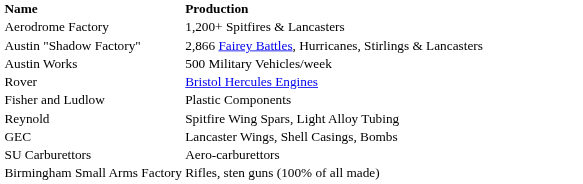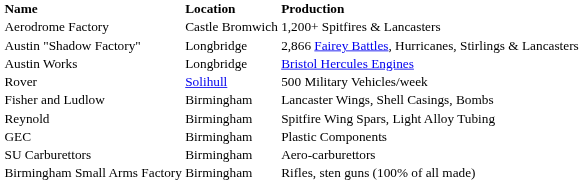+ column: (210, 9)
(259, 63) 500 Military Vehicles/week -> (348, 63) Bristol Hercules Engines
(252, 82) Bristol Hercules Engines -> (354, 82) 500 Military Vehicles/week
(238, 100) Plastic Components -> (387, 100) Lancaster Wings, Shell Casings, Bombs
(291, 136) Lancaster Wings, Shell Casings, Bombs -> (334, 136) Plastic Components
